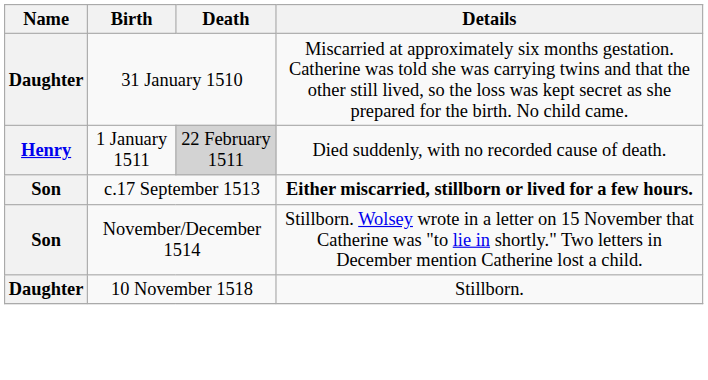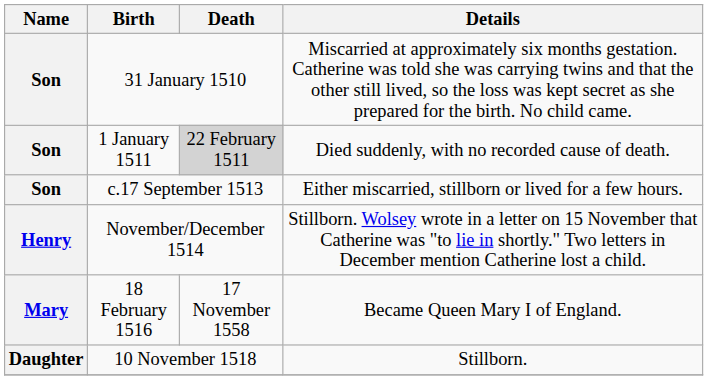(46, 79) Daughter -> (46, 79) Son
(46, 149) Henry -> (46, 149) Son
(489, 189) bold -> (493, 189) normal
(46, 239) Son -> (46, 239) Henry
+ row: (134, 309)
